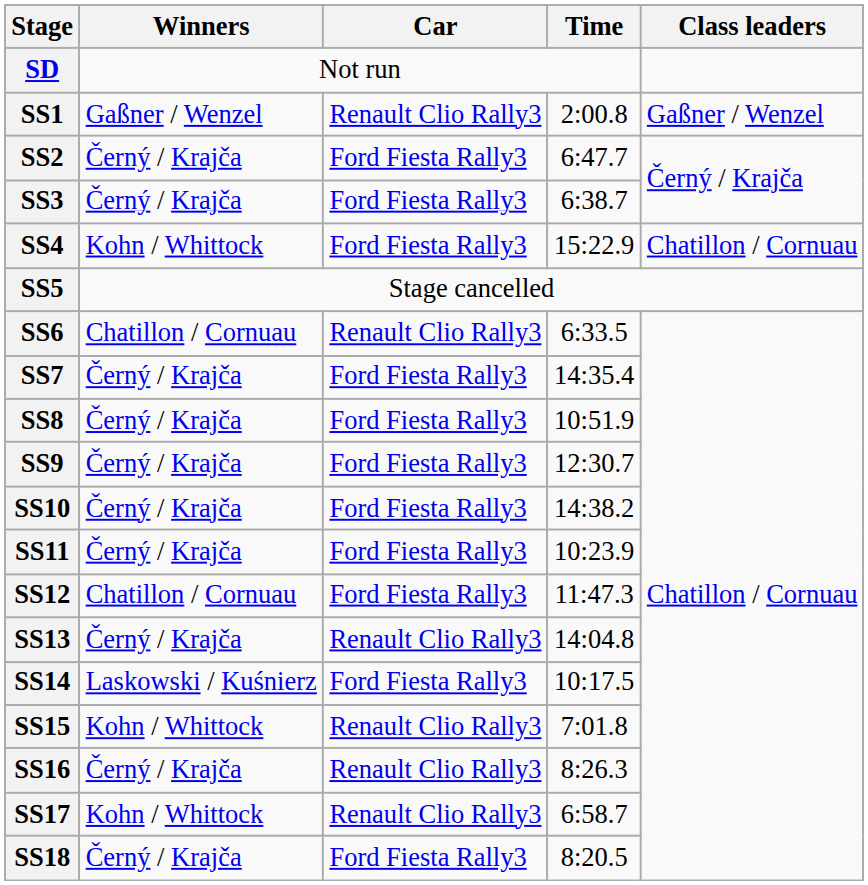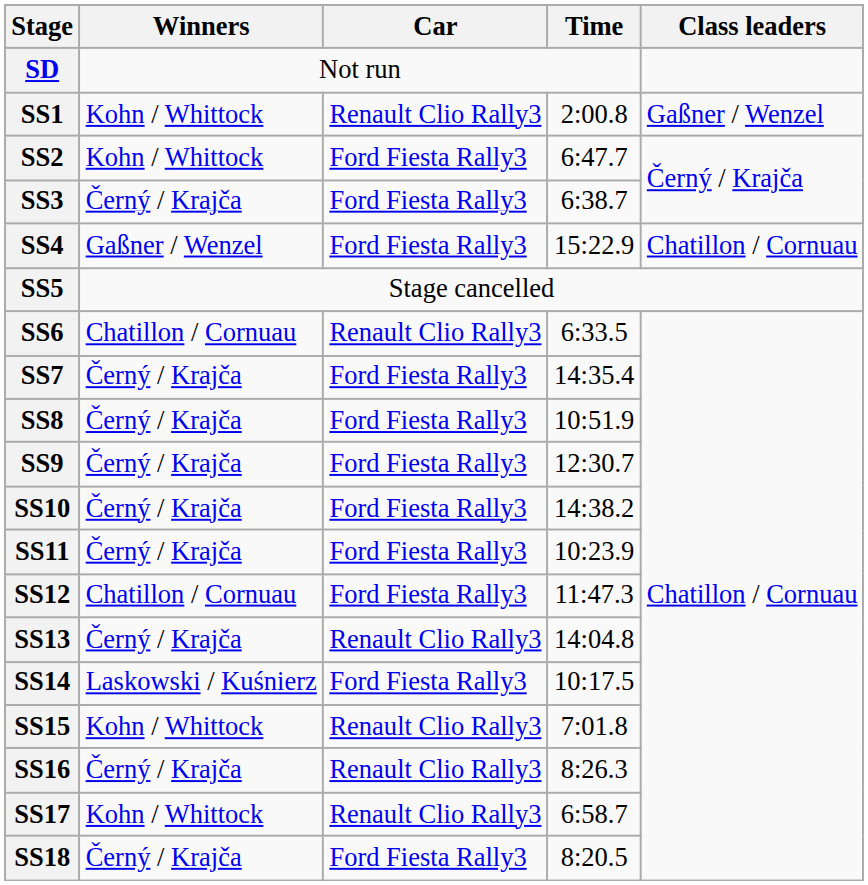(174, 113) Gaßner / Wenzel -> (175, 113) Kohn / Whittock
(164, 157) Černý / Krajča -> (175, 157) Kohn / Whittock
(175, 244) Kohn / Whittock -> (174, 244) Gaßner / Wenzel
